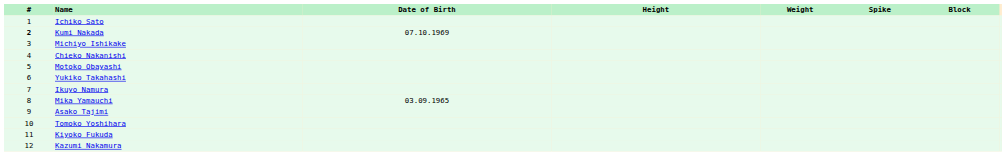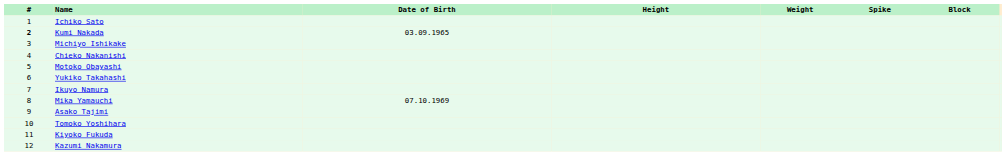(427, 32) 07.10.1969 -> (427, 32) 03.09.1965
(427, 100) 03.09.1965 -> (427, 100) 07.10.1969
